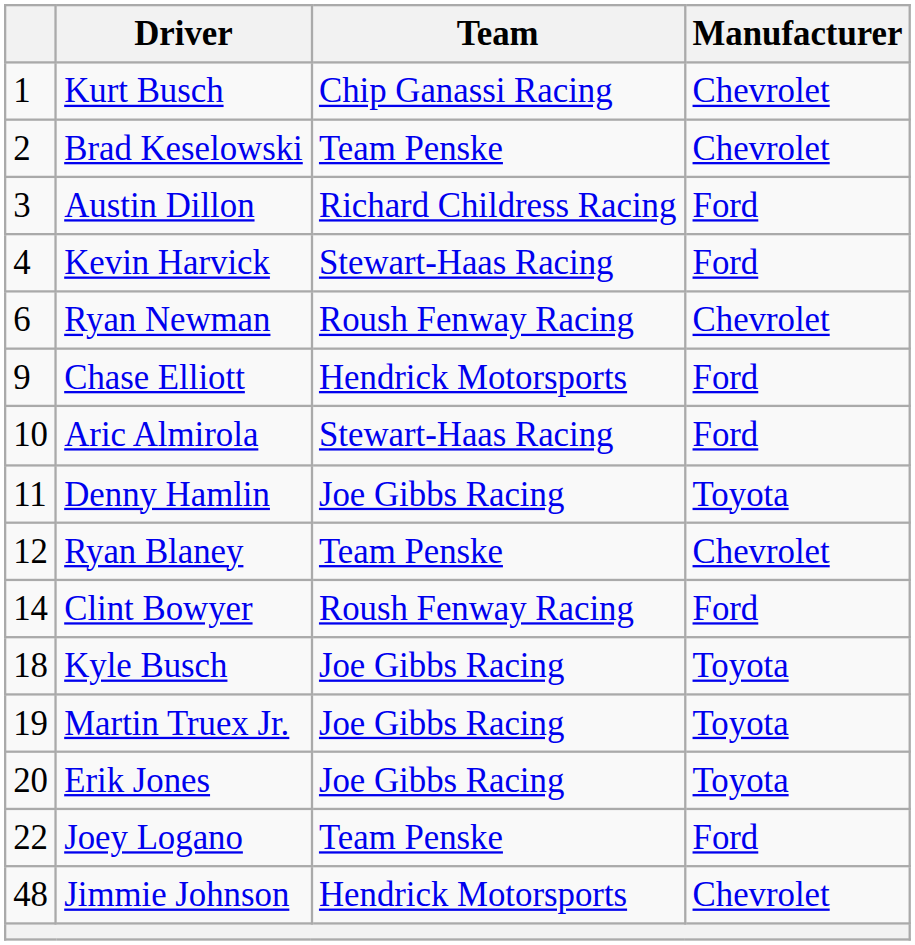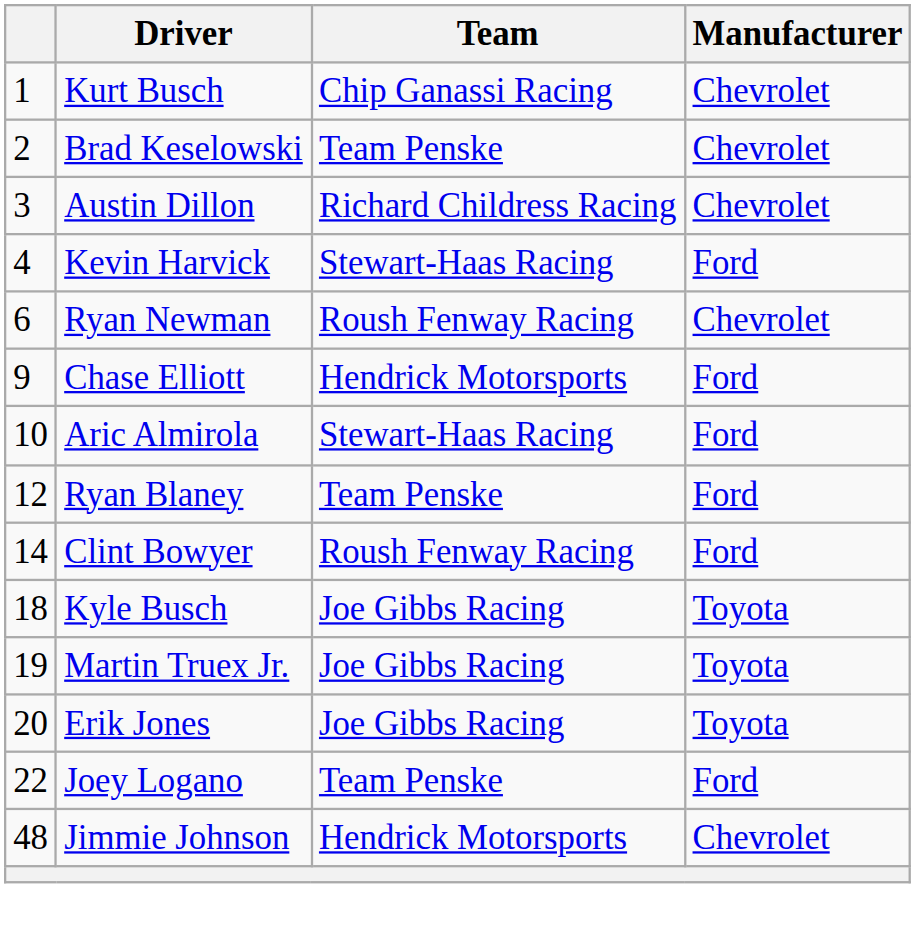(725, 205) Ford -> (761, 205) Chevrolet
- row: (167, 492)
(761, 549) Chevrolet -> (725, 492) Ford
